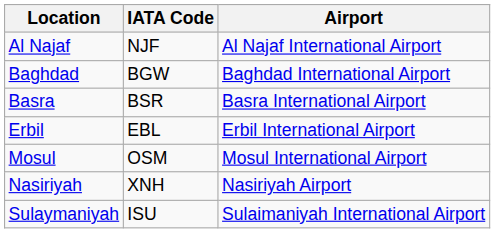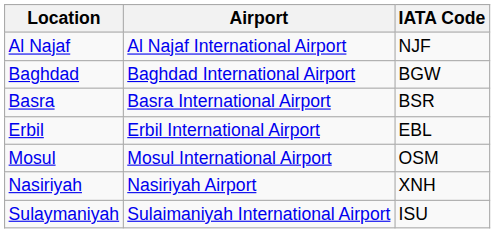columns swapped: (354, 18) <-> (171, 18)
